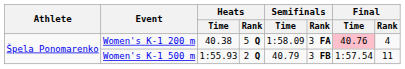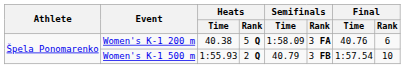(354, 41) pink background -> (354, 41) no background
(387, 41) 4 -> (387, 41) 6
(387, 56) 11 -> (387, 56) 10
